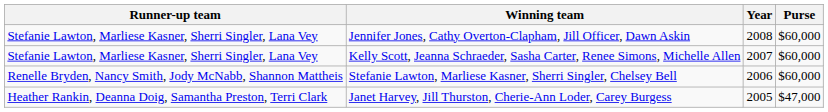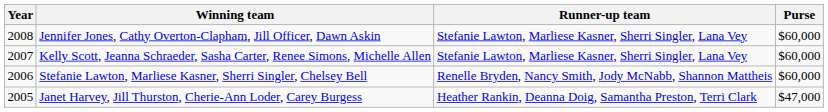columns swapped: (759, 14) <-> (175, 14)
